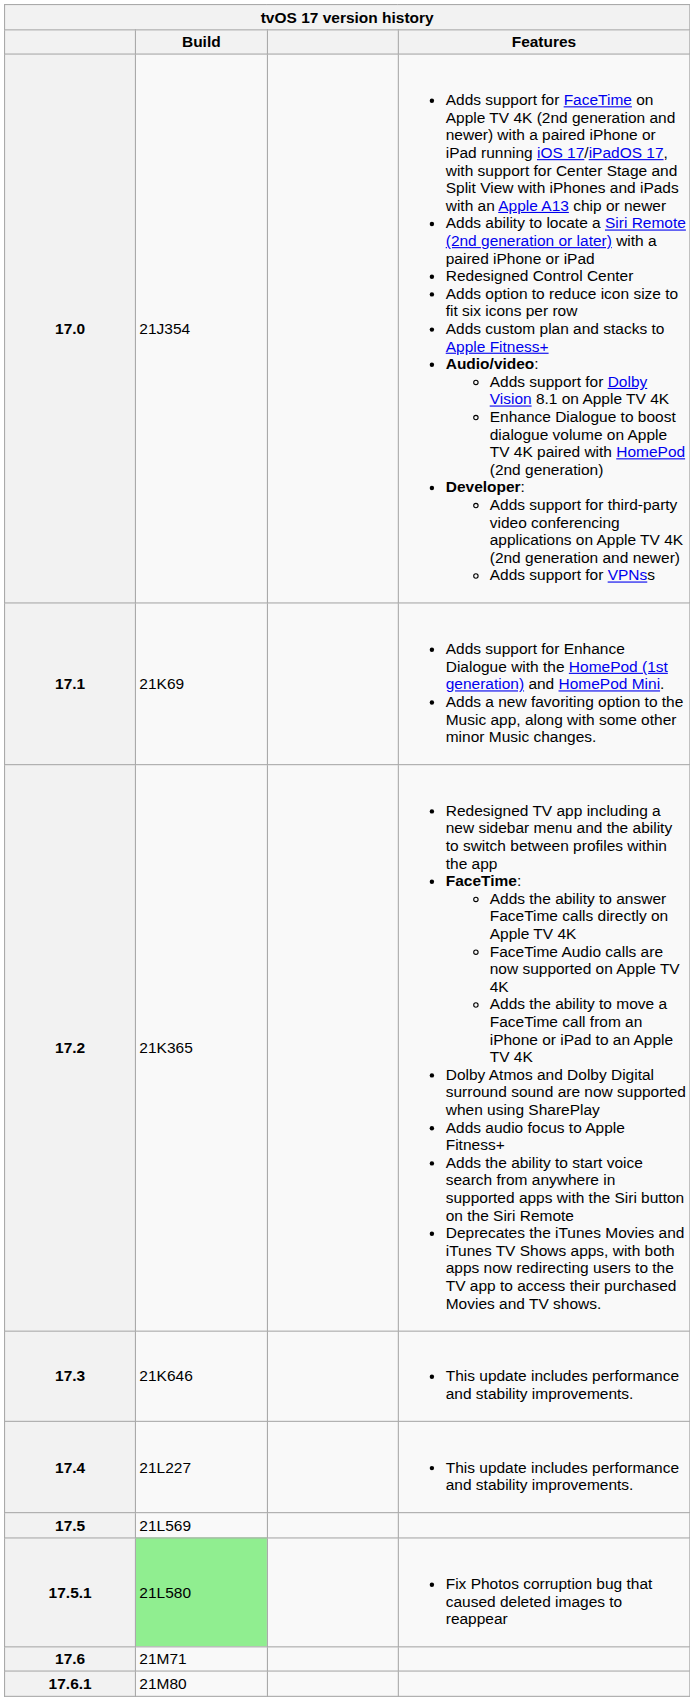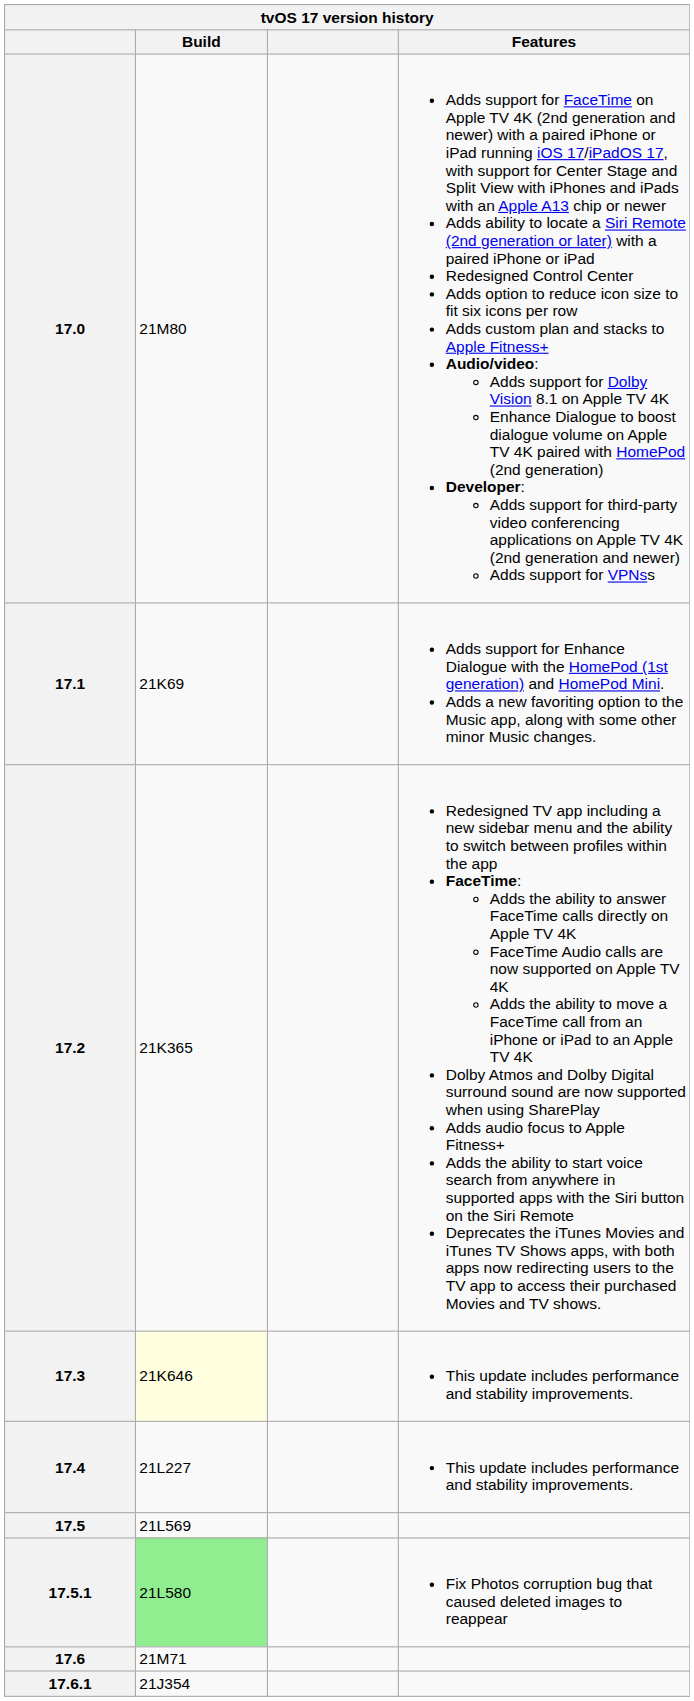(165, 329) 21J354 -> (163, 329) 21M80
(166, 1376) no background -> (166, 1376) lightyellow background
(163, 1684) 21M80 -> (165, 1684) 21J354
